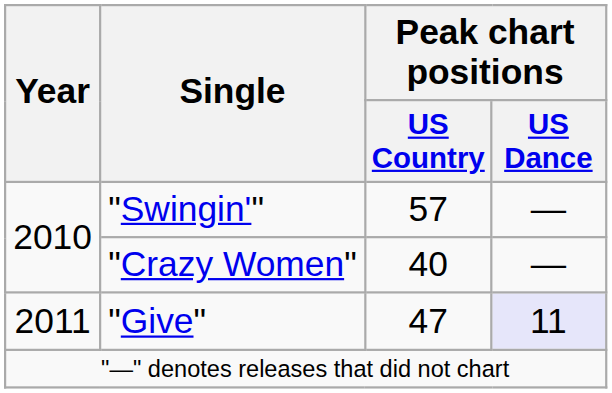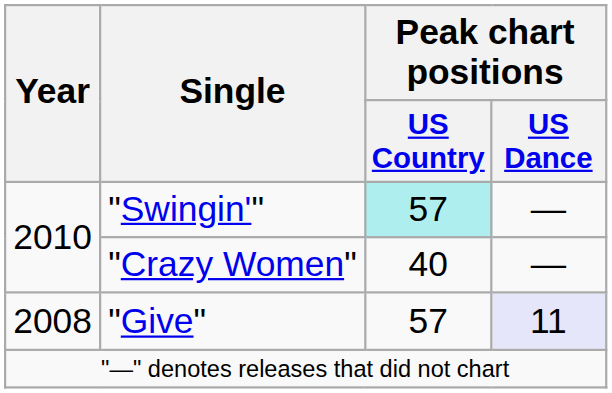(428, 208) no background -> (428, 208) paleturquoise background
(53, 320) 2011 -> (53, 320) 2008
(428, 320) 47 -> (428, 320) 57
